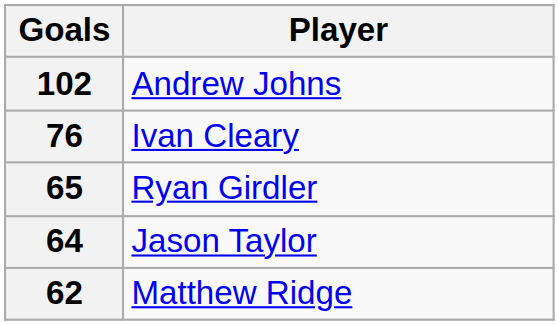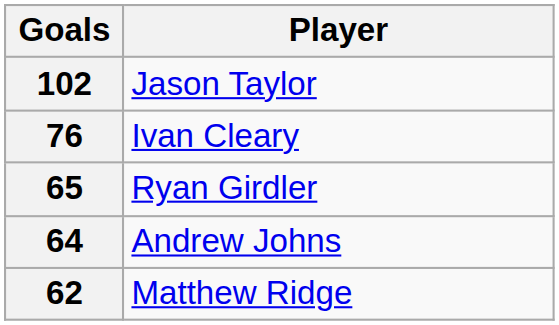(236, 83) Andrew Johns -> (224, 83) Jason Taylor
(224, 240) Jason Taylor -> (236, 240) Andrew Johns
